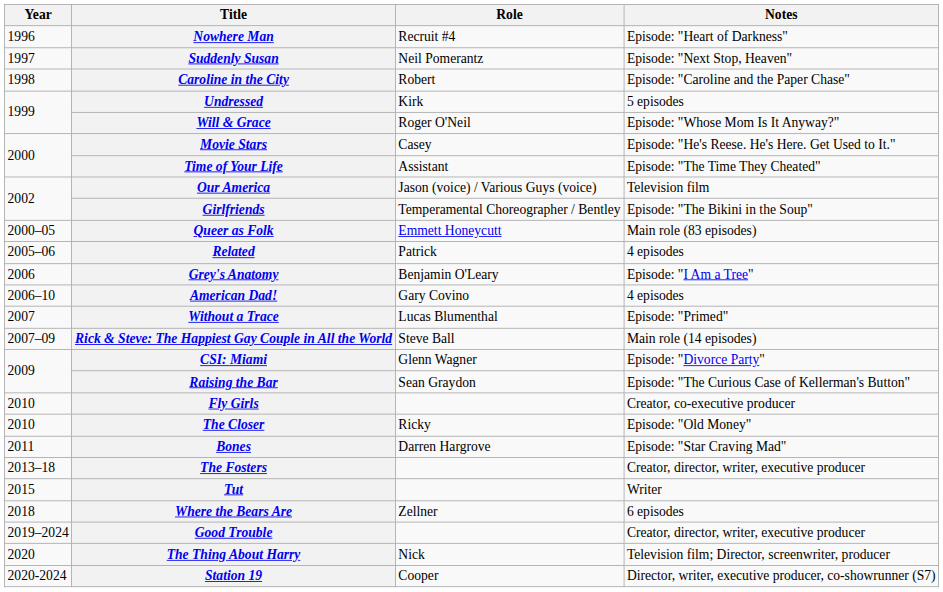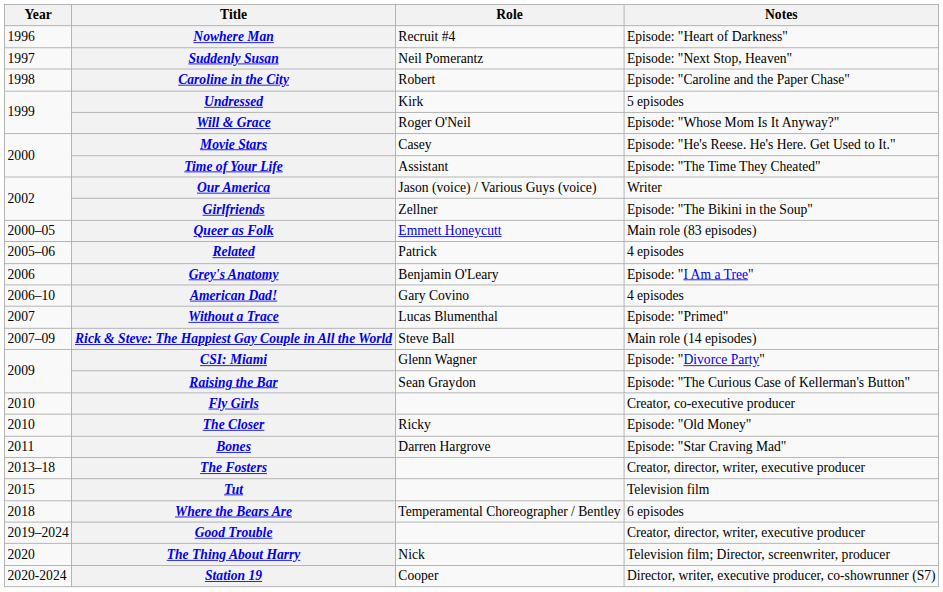(668, 187) Television film -> (644, 187) Writer
(509, 209) Temperamental Choreographer / Bentley -> (418, 209) Zellner
(644, 489) Writer -> (668, 489) Television film
(418, 511) Zellner -> (509, 511) Temperamental Choreographer / Bentley
